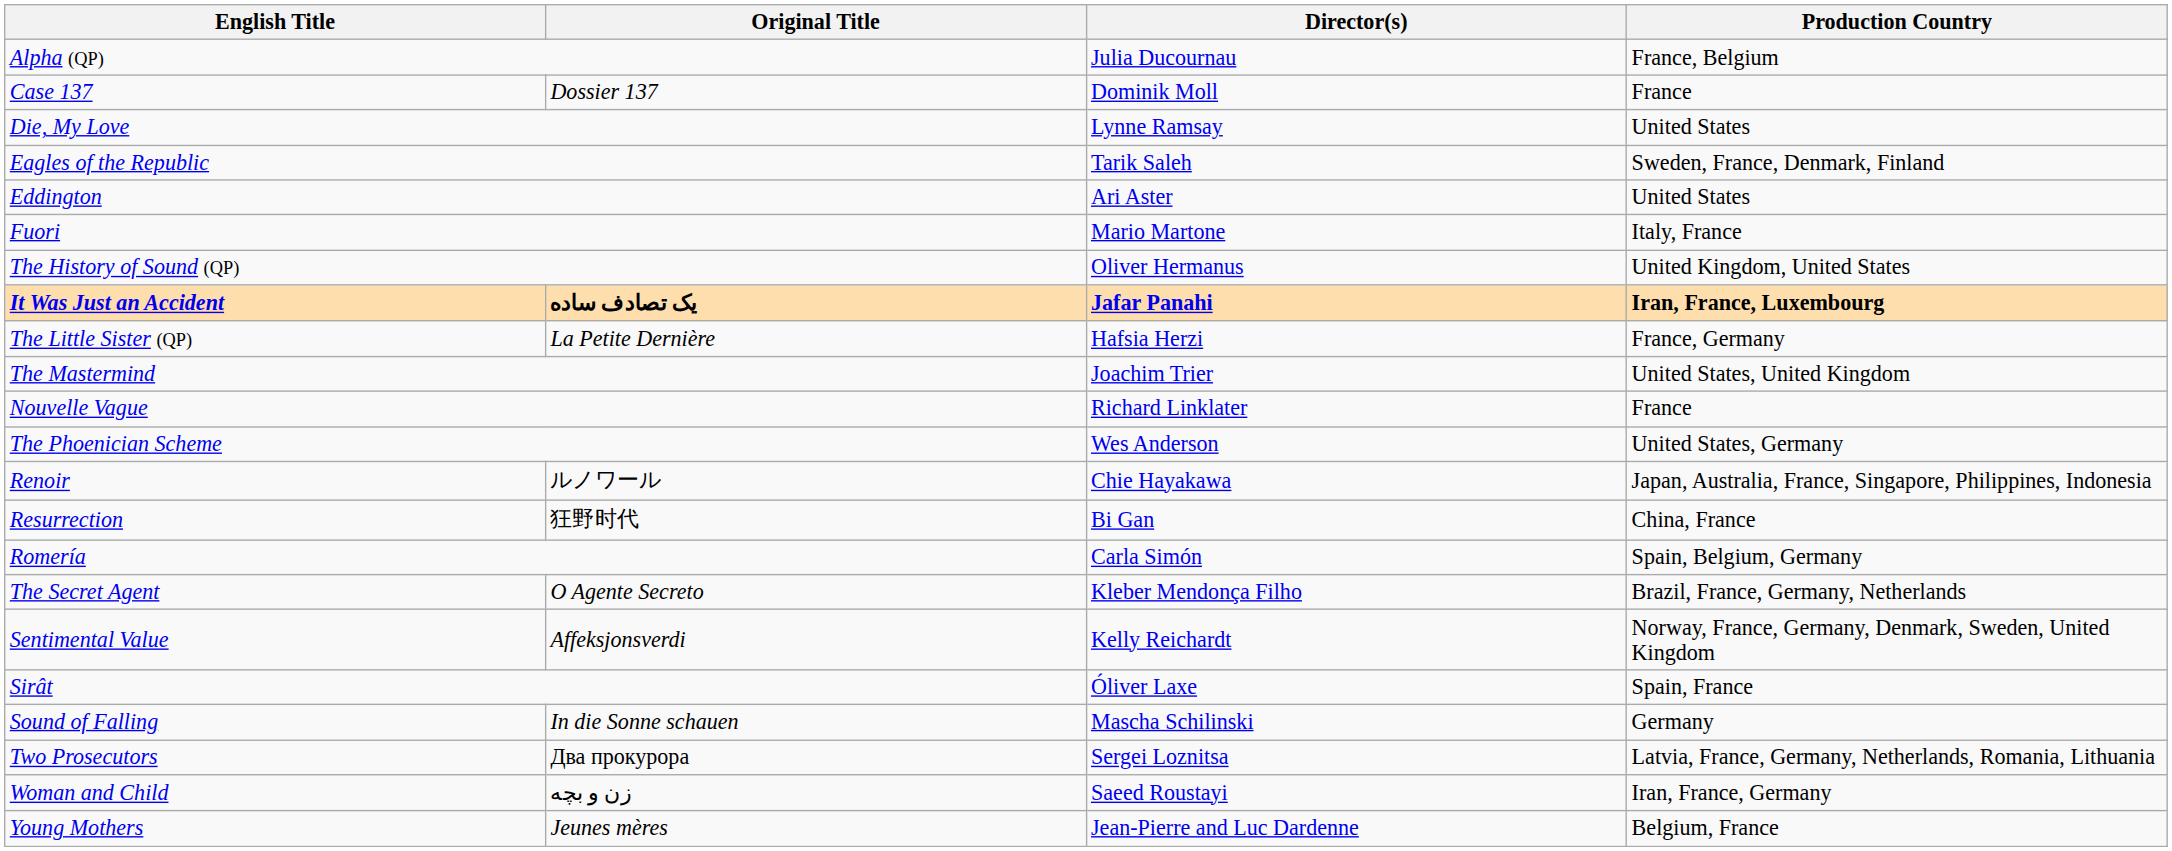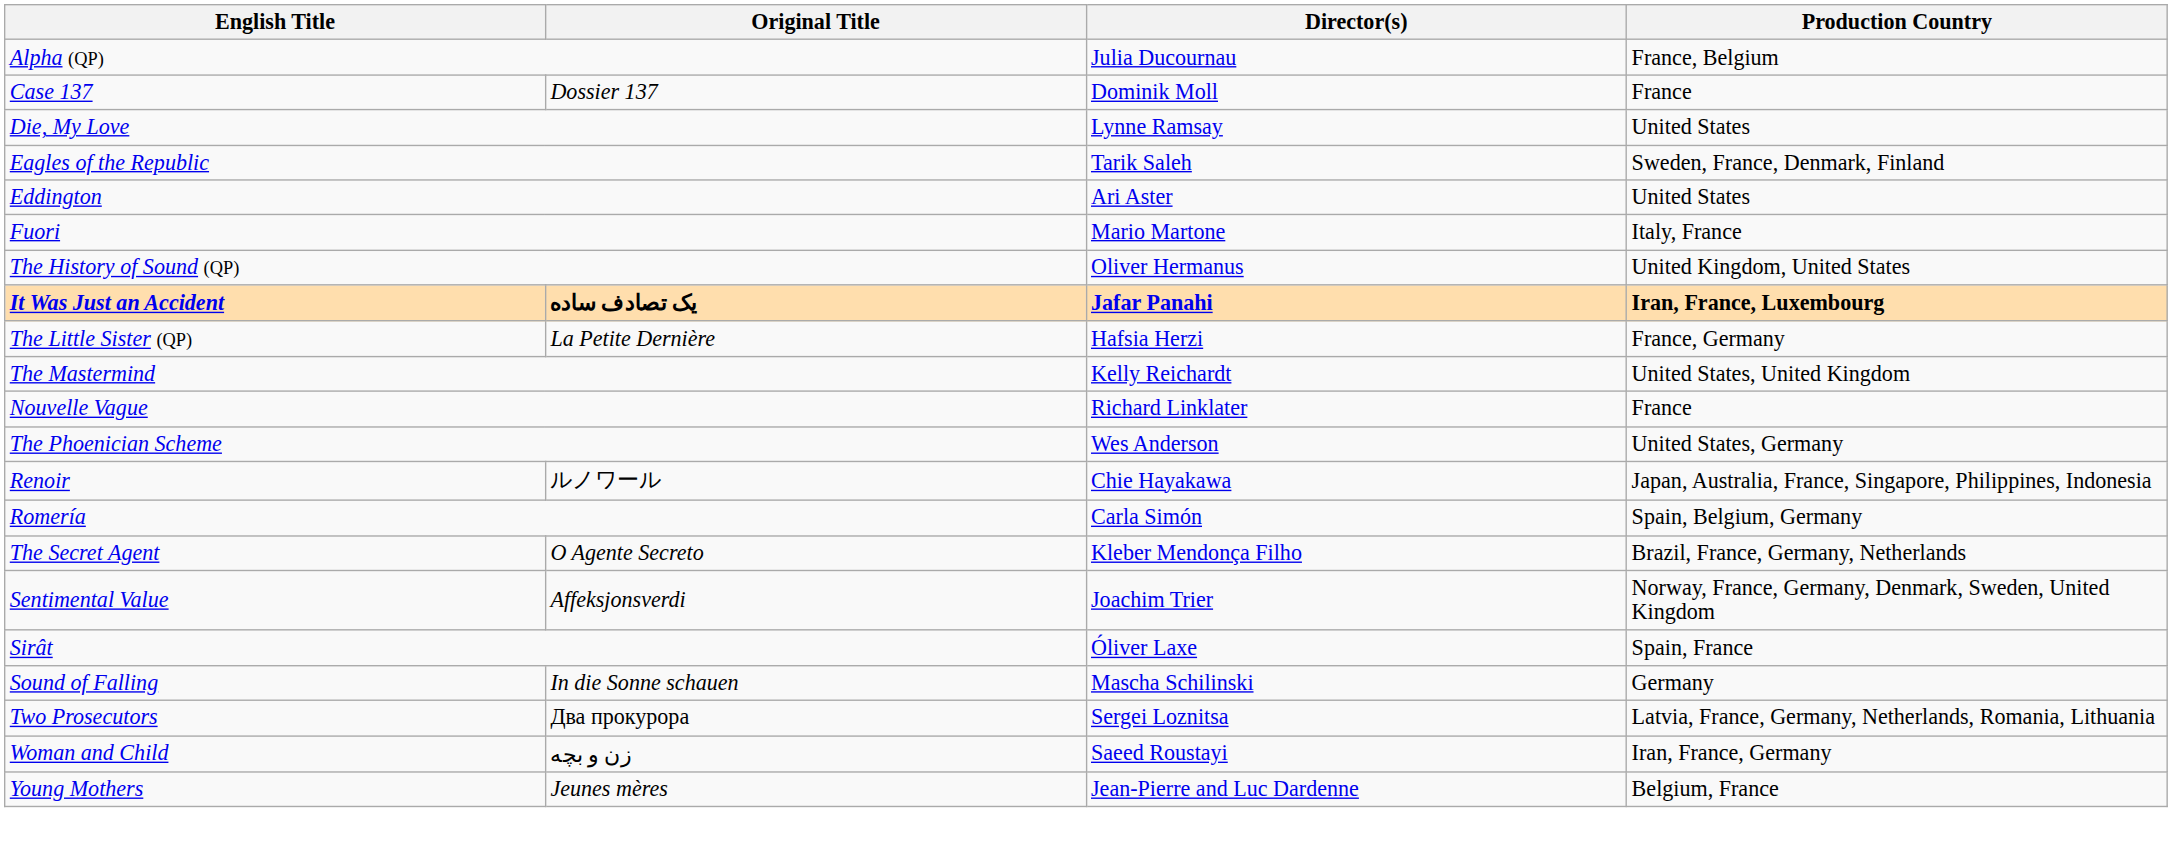(1152, 373) Joachim Trier -> (1161, 373) Kelly Reichardt
- row: (66, 519)
(1161, 639) Kelly Reichardt -> (1152, 600) Joachim Trier
